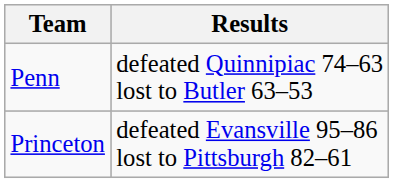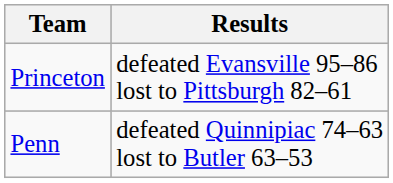rows swapped: (35, 76) <-> (58, 143)
